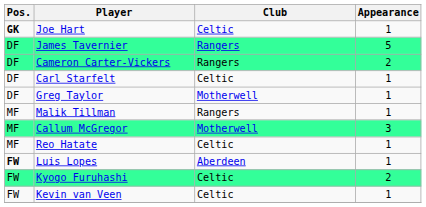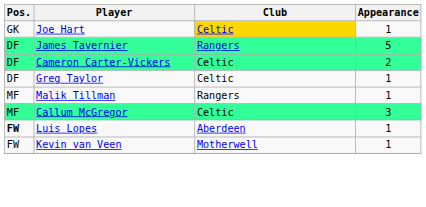(13, 29) bold -> (13, 29) normal
(215, 29) no background -> (215, 29) gold background
(218, 62) Rangers -> (215, 62) Celtic
- row: (76, 79)
(227, 95) Motherwell -> (215, 79) Celtic
(227, 128) Motherwell -> (215, 112) Celtic
- row: (67, 145)
- row: (82, 178)
(215, 194) Celtic -> (227, 145) Motherwell
